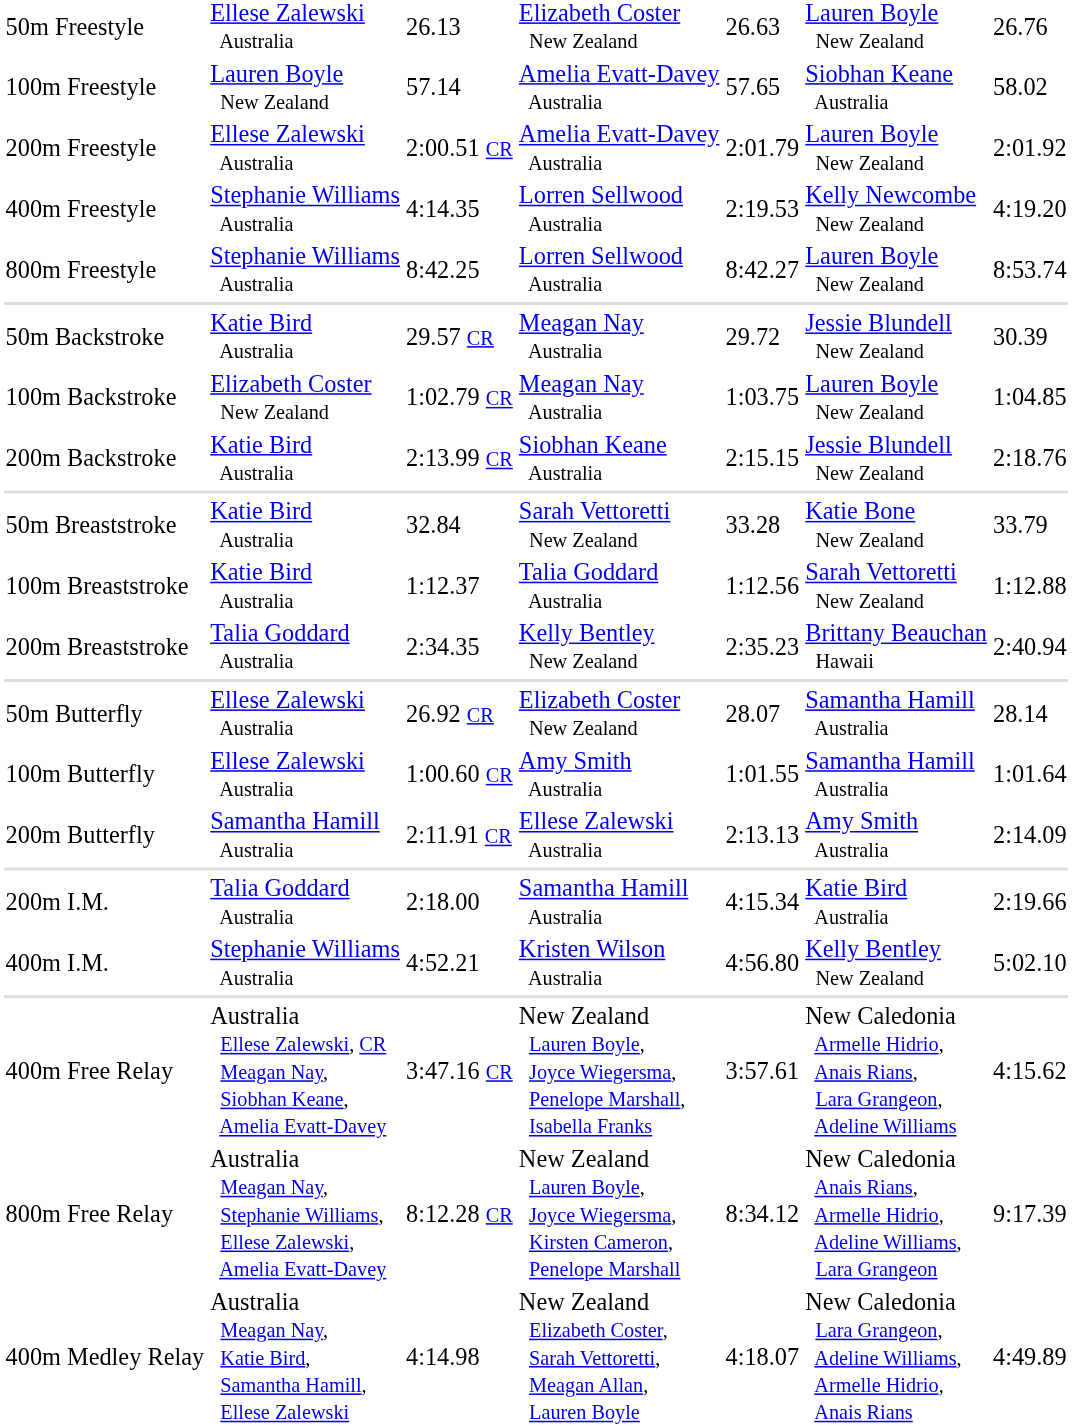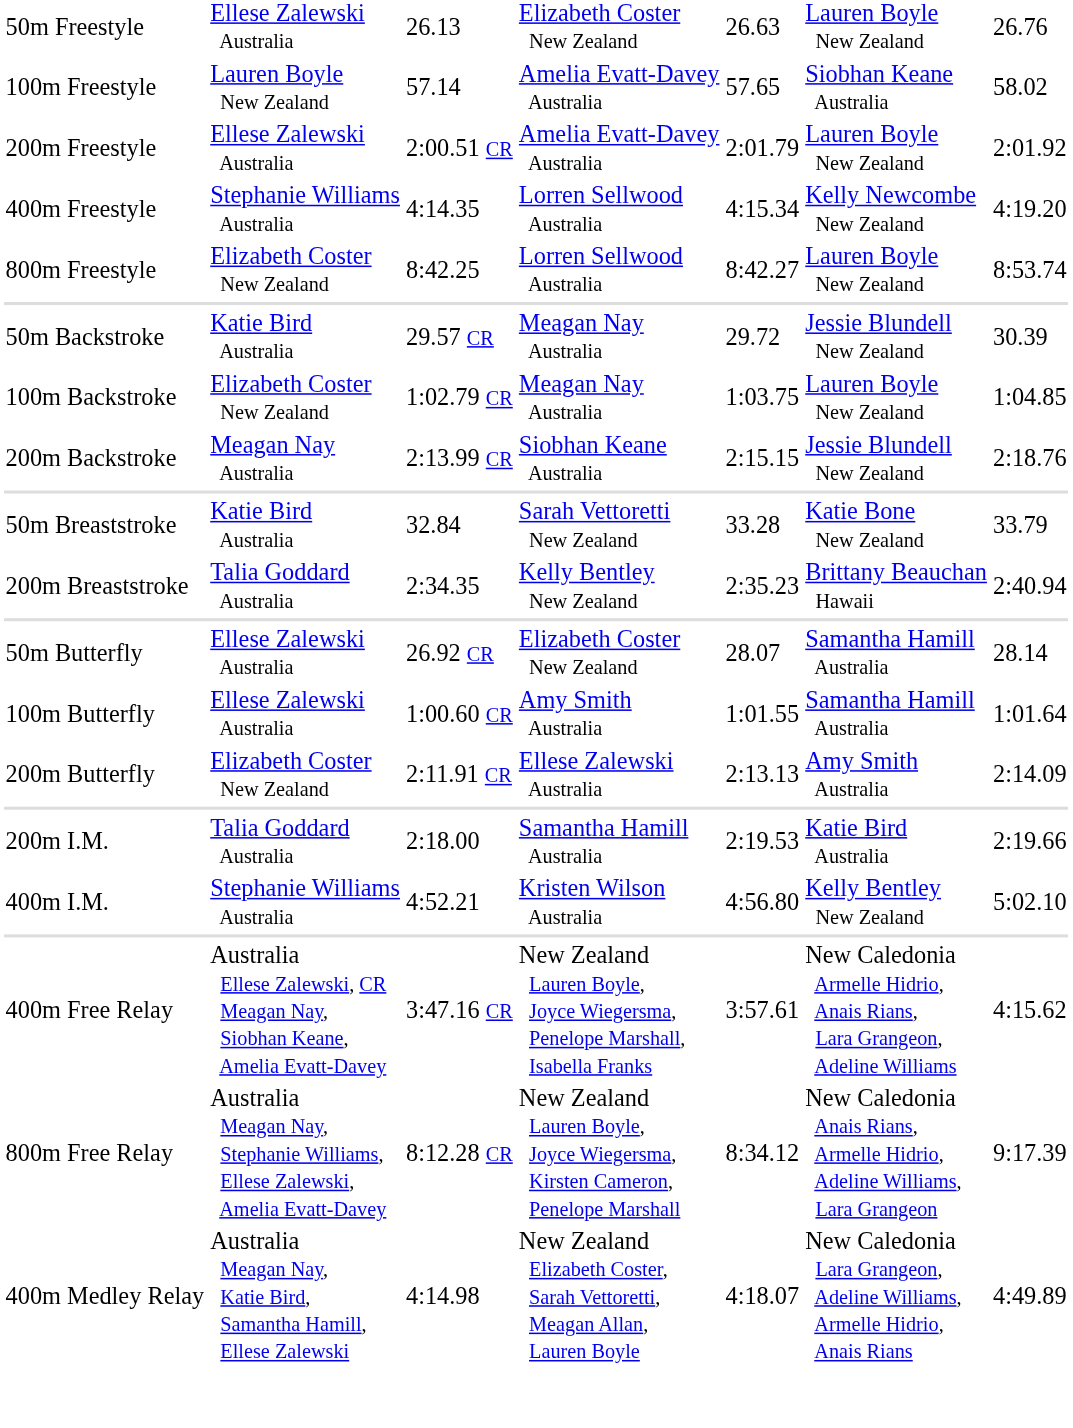(762, 209) 2:19.53 -> (762, 209) 4:15.34
(305, 269) Stephanie Williams Australia -> (291, 269) Elizabeth Coster New Zealand
(261, 458) Katie Bird Australia -> (273, 458) Meagan Nay Australia
- row: (97, 586)
(295, 835) Samantha Hamill Australia -> (291, 774) Elizabeth Coster New Zealand
(762, 902) 4:15.34 -> (762, 841) 2:19.53
